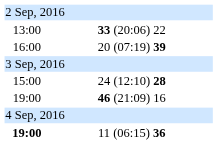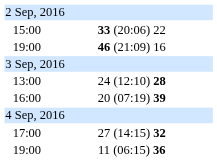(27, 29) 13:00 -> (27, 29) 15:00
rows swapped: (132, 46) <-> (132, 98)
(27, 81) 15:00 -> (27, 81) 13:00
+ row: (132, 132)
(27, 132) bold -> (27, 149) normal
